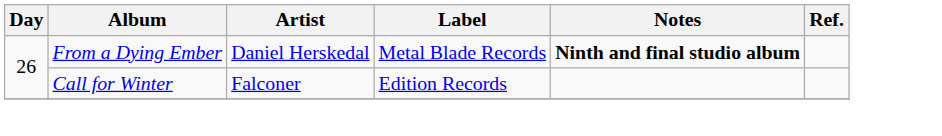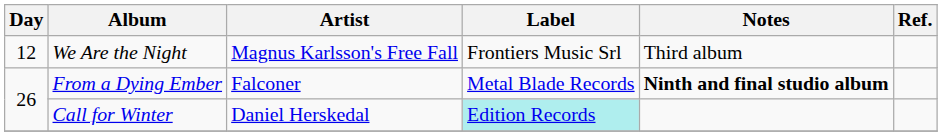+ row: (120, 51)
(300, 51) Daniel Herskedal -> (266, 83) Falconer
(266, 83) Falconer -> (300, 114) Daniel Herskedal
(443, 83) no background -> (531, 114) paleturquoise background
